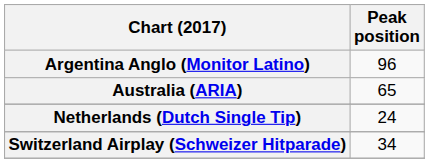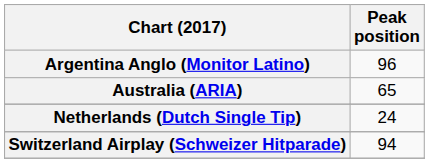(387, 144) 34 -> (387, 144) 94
